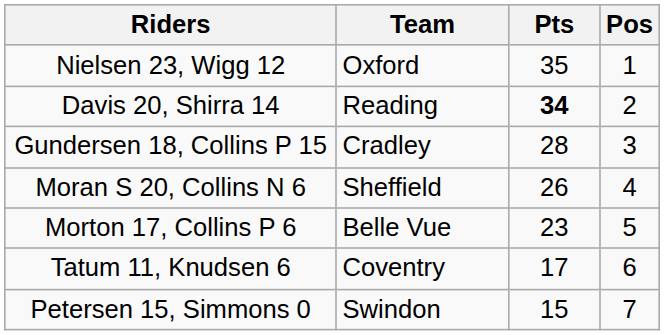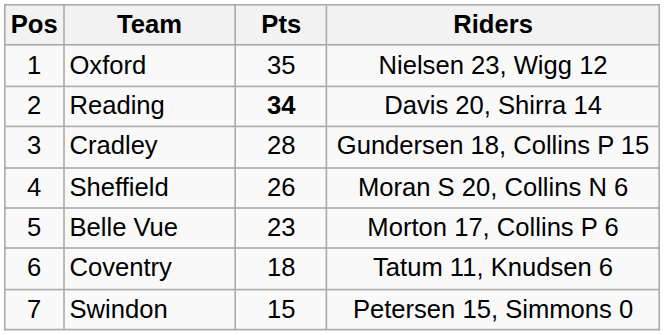columns swapped: (630, 24) <-> (171, 24)
(554, 268) 17 -> (281, 268) 18
